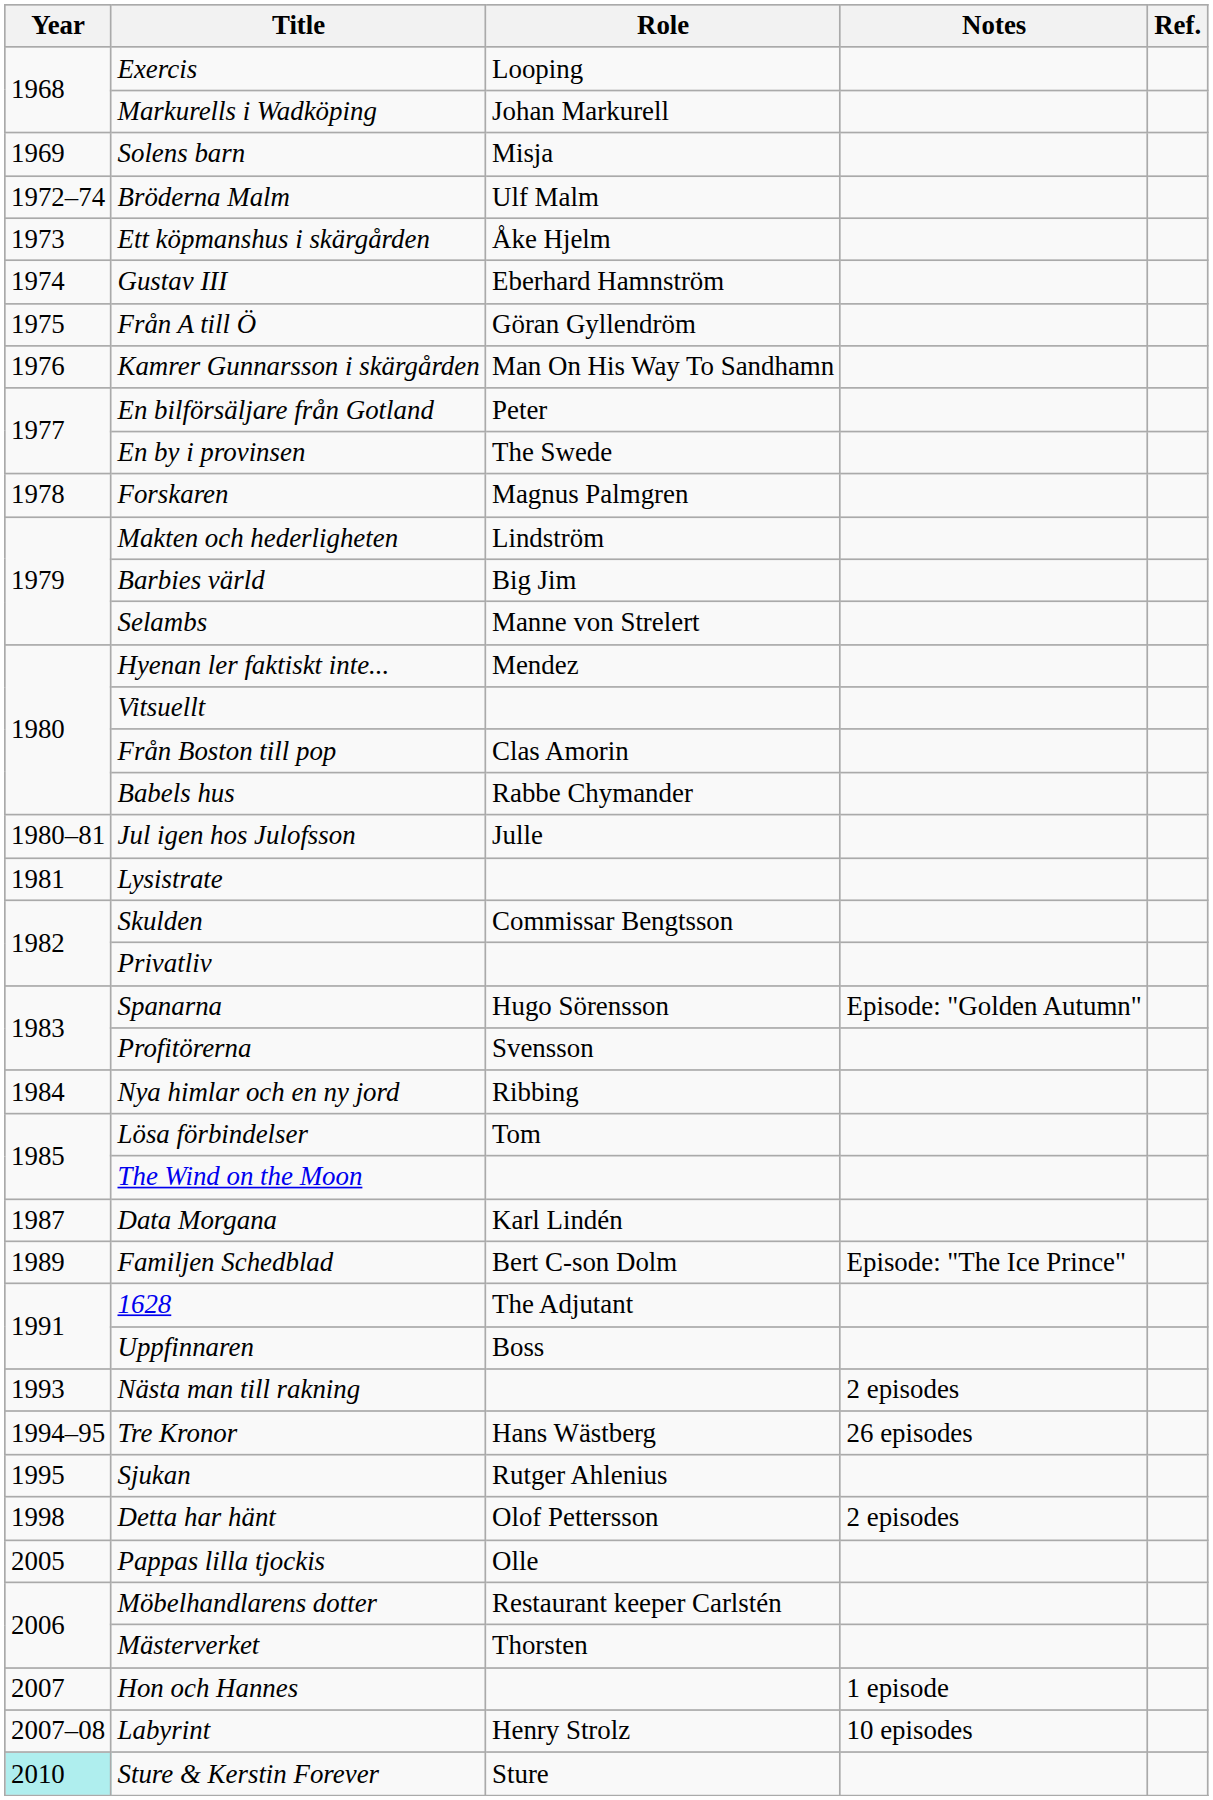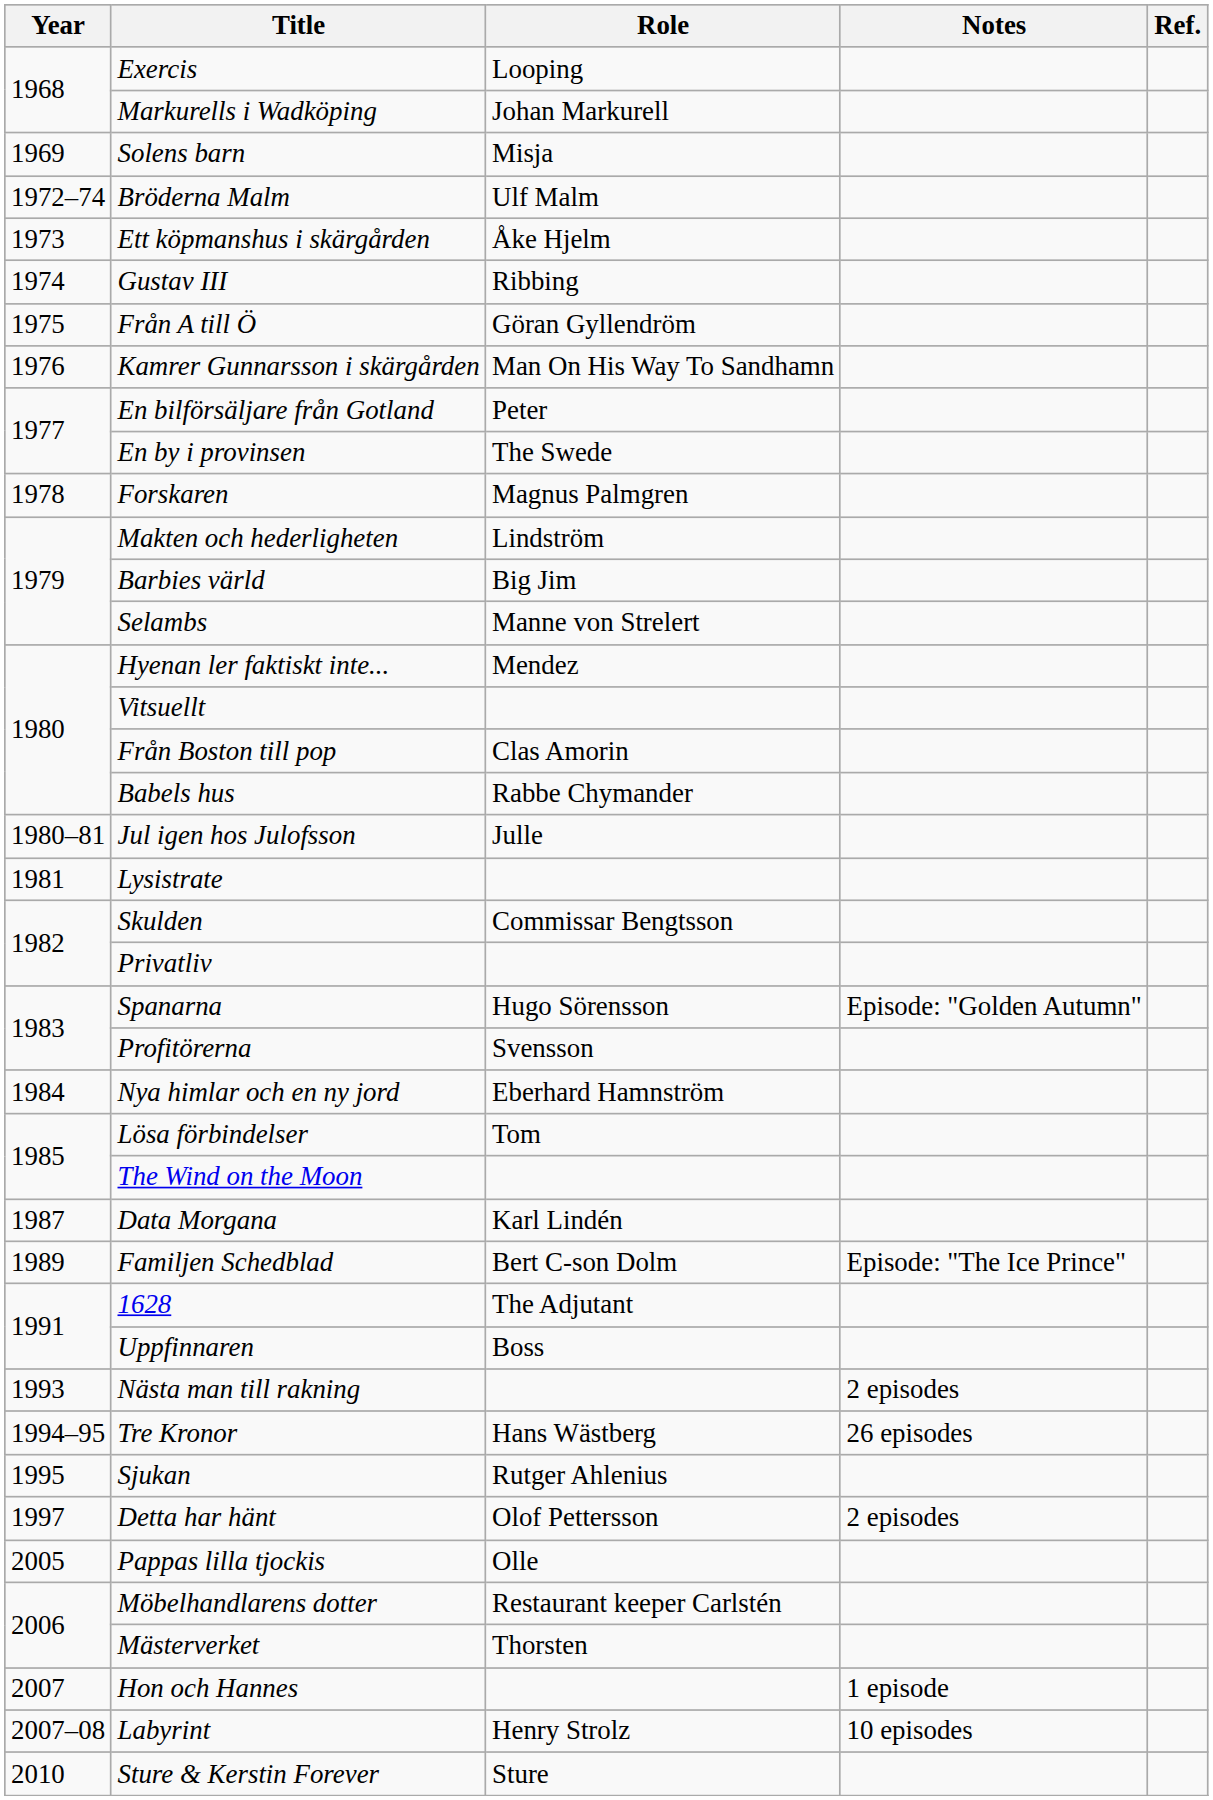(608, 281) Eberhard Hamnström -> (535, 281) Ribbing
(535, 1091) Ribbing -> (608, 1091) Eberhard Hamnström
(38, 1517) 1998 -> (38, 1517) 1997
(38, 1773) paleturquoise background -> (38, 1773) no background
